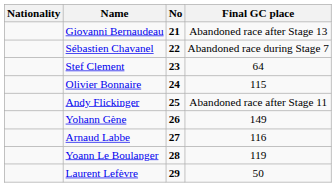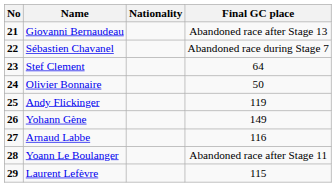columns swapped: (176, 13) <-> (34, 13)
(258, 84) 115 -> (258, 84) 50
(258, 102) Abandoned race after Stage 11 -> (258, 102) 119
(258, 155) 119 -> (258, 155) Abandoned race after Stage 11
(258, 173) 50 -> (258, 173) 115
